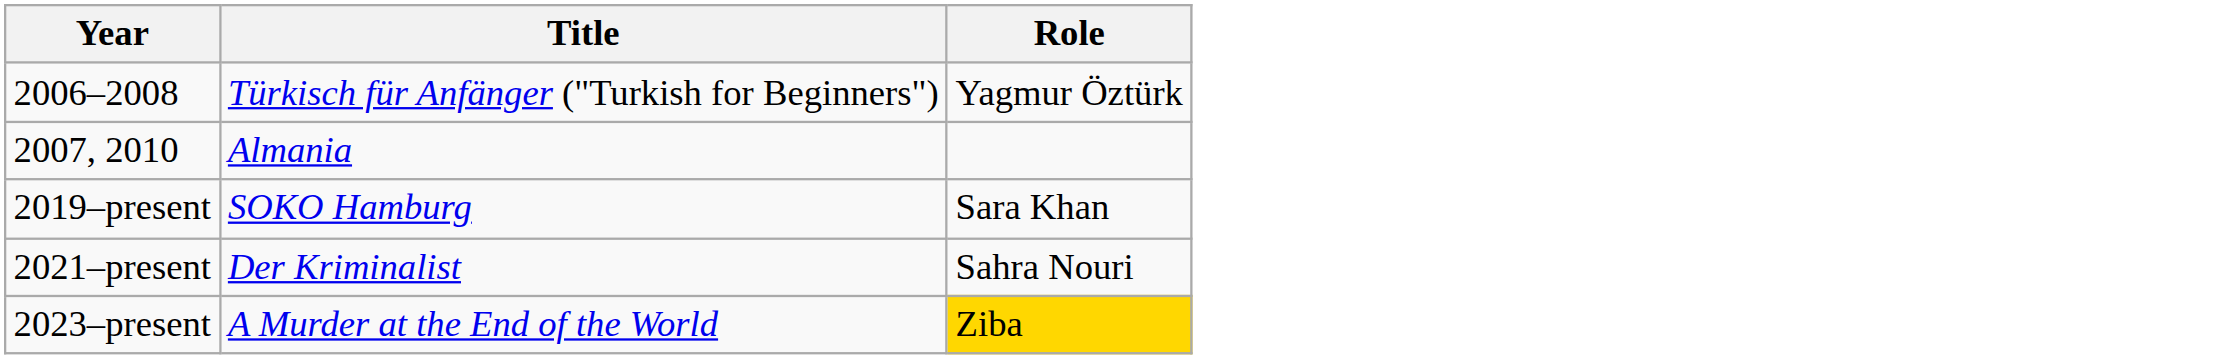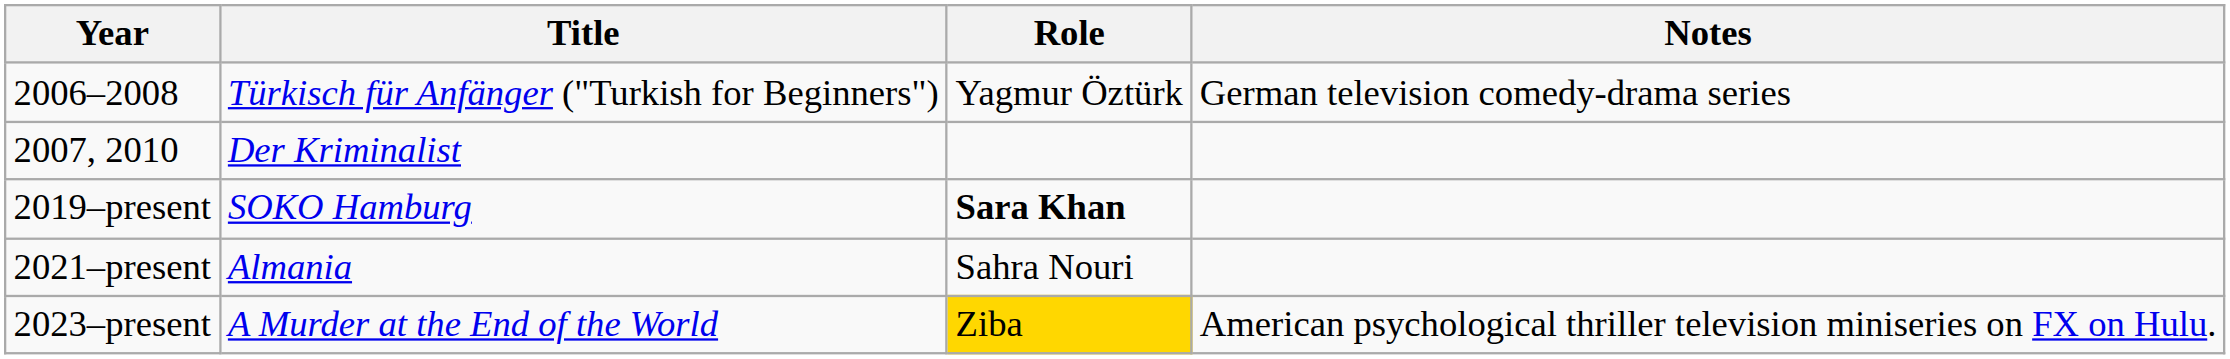+ column: (1708, 33)
(290, 149) Almania -> (344, 149) Der Kriminalist
(1032, 207) normal -> (1041, 207) bold
(344, 265) Der Kriminalist -> (290, 265) Almania
